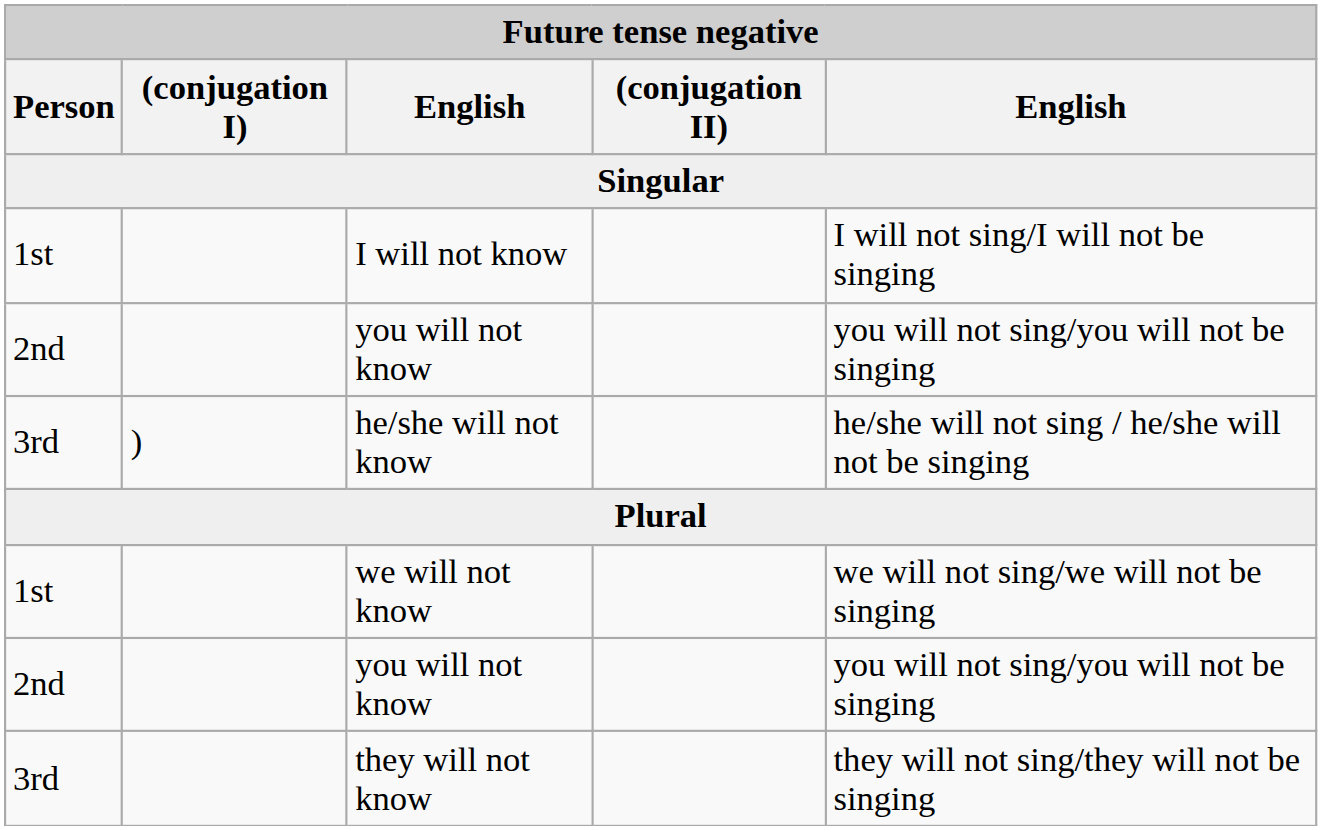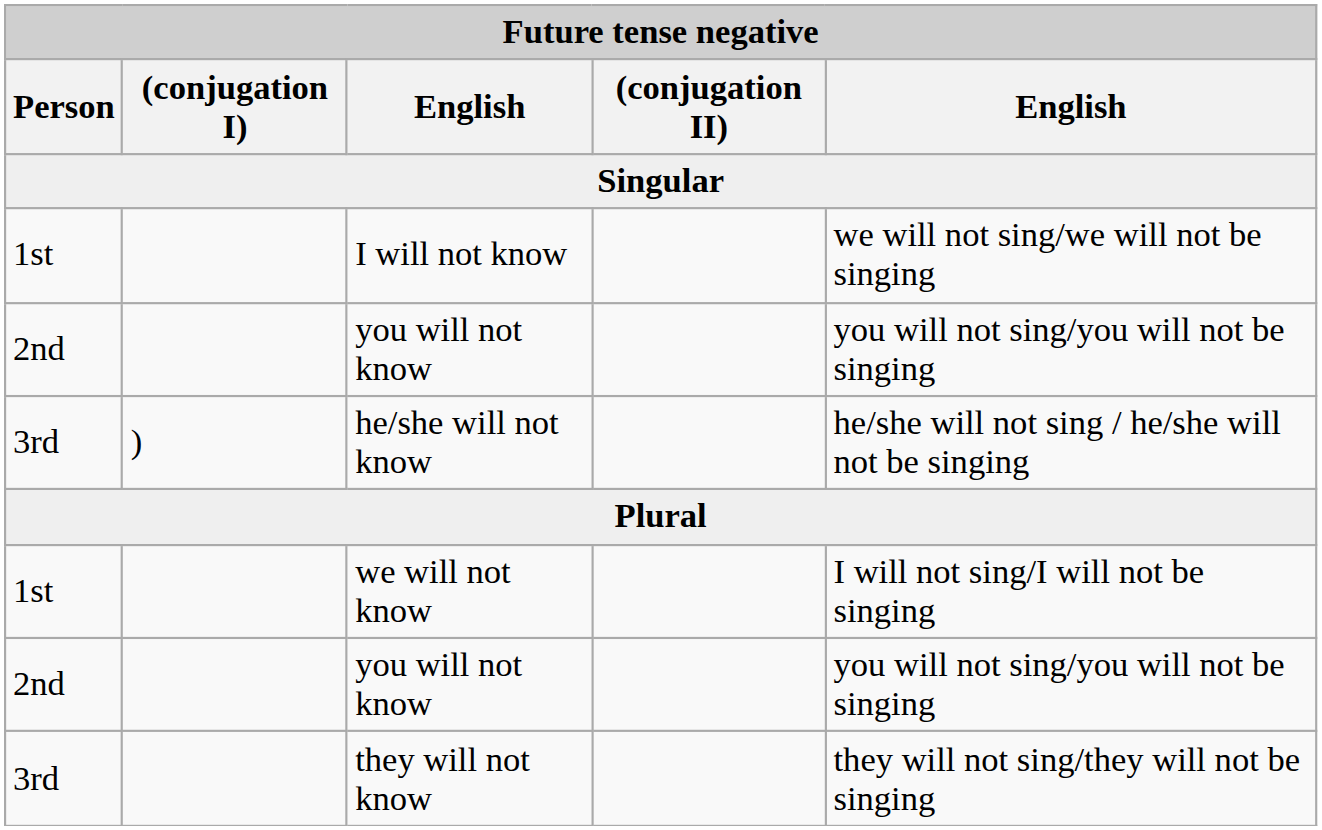(1019, 254) I will not sing/I will not be singing -> (1048, 254) we will not sing/we will not be singing
(1048, 590) we will not sing/we will not be singing -> (1019, 590) I will not sing/I will not be singing
